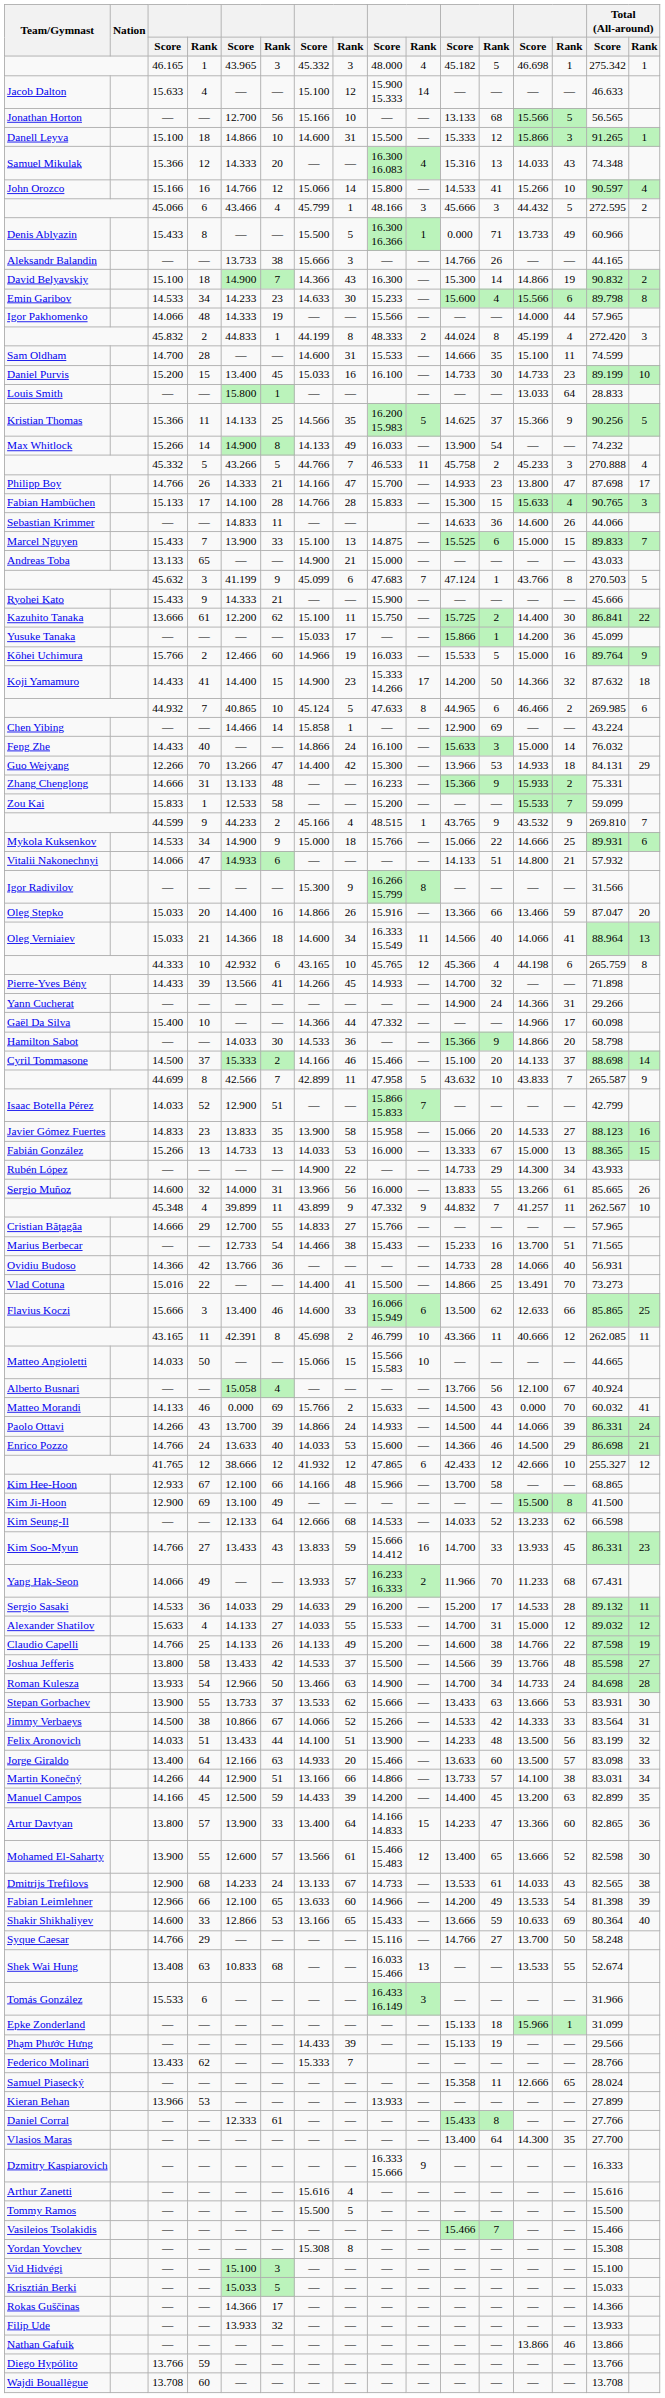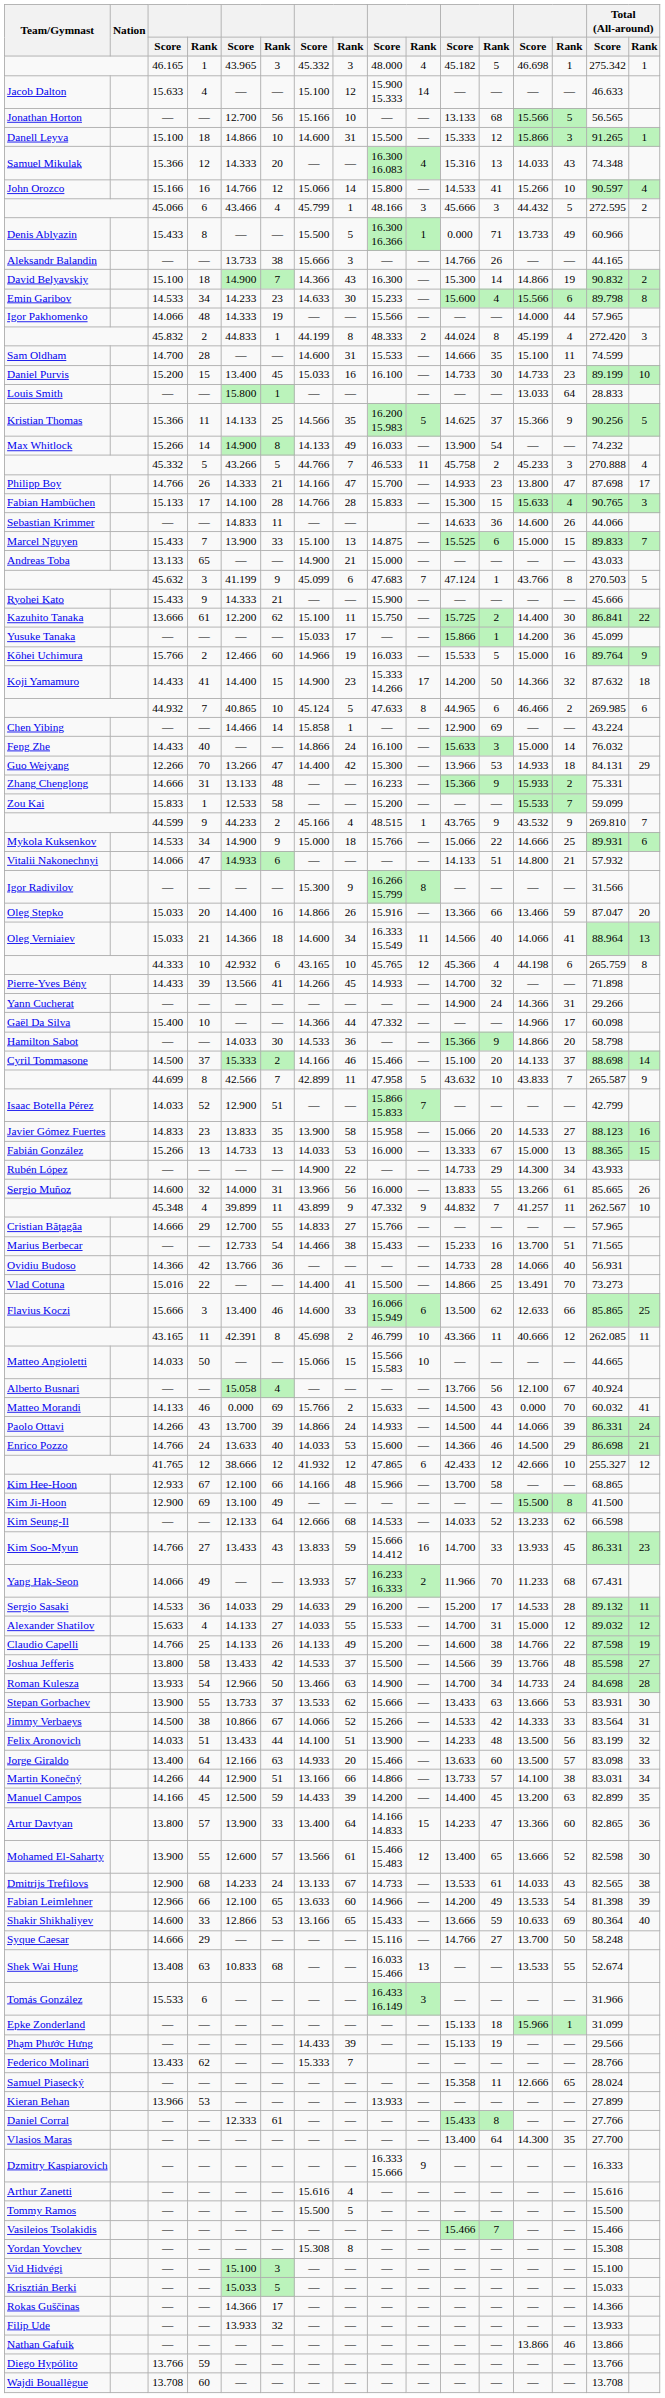(168, 1940) 14.766 -> (168, 1940) 14.666
